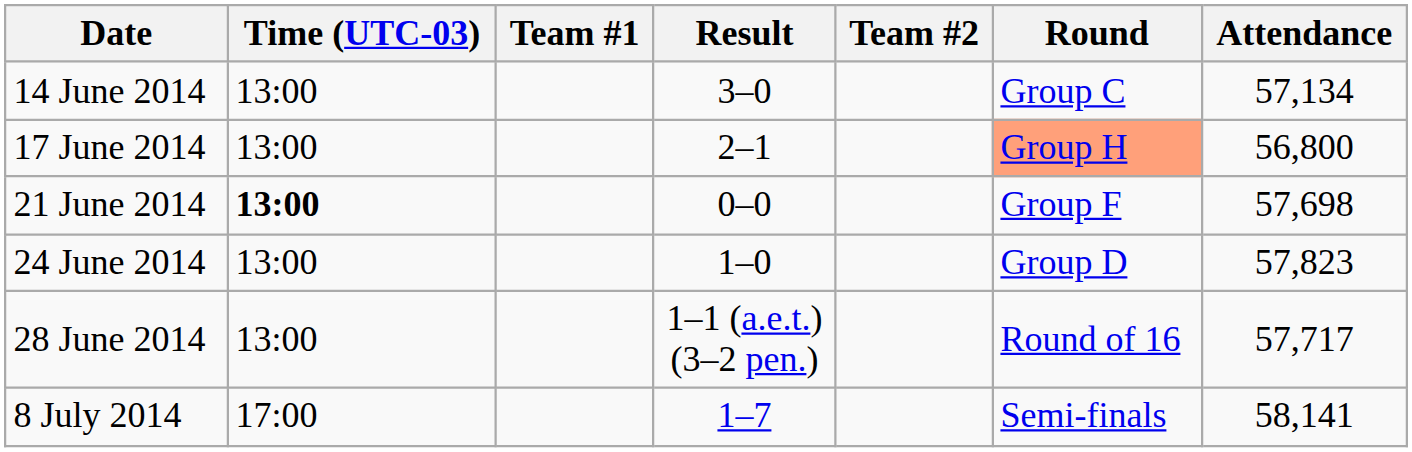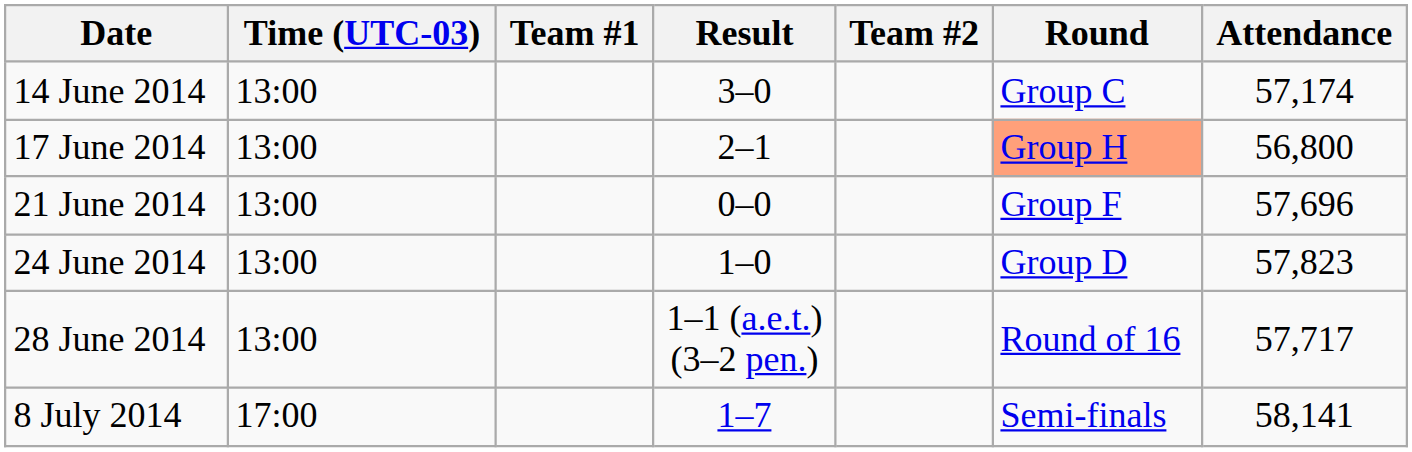(1304, 90) 57,134 -> (1304, 90) 57,174
(278, 204) bold -> (277, 204) normal
(1304, 204) 57,698 -> (1304, 204) 57,696
